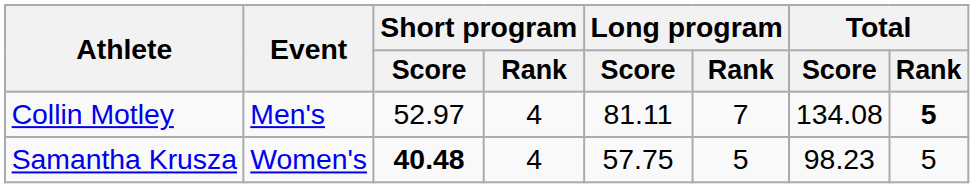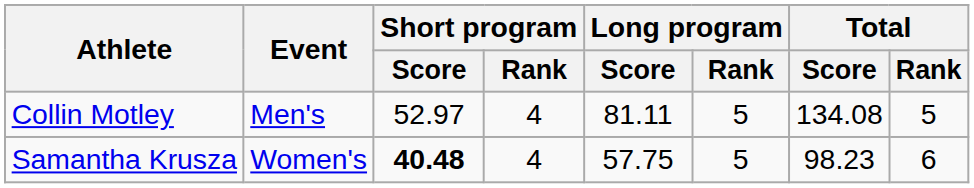(741, 115) 7 -> (741, 115) 5
(929, 115) bold -> (929, 115) normal
(929, 160) 5 -> (929, 160) 6
